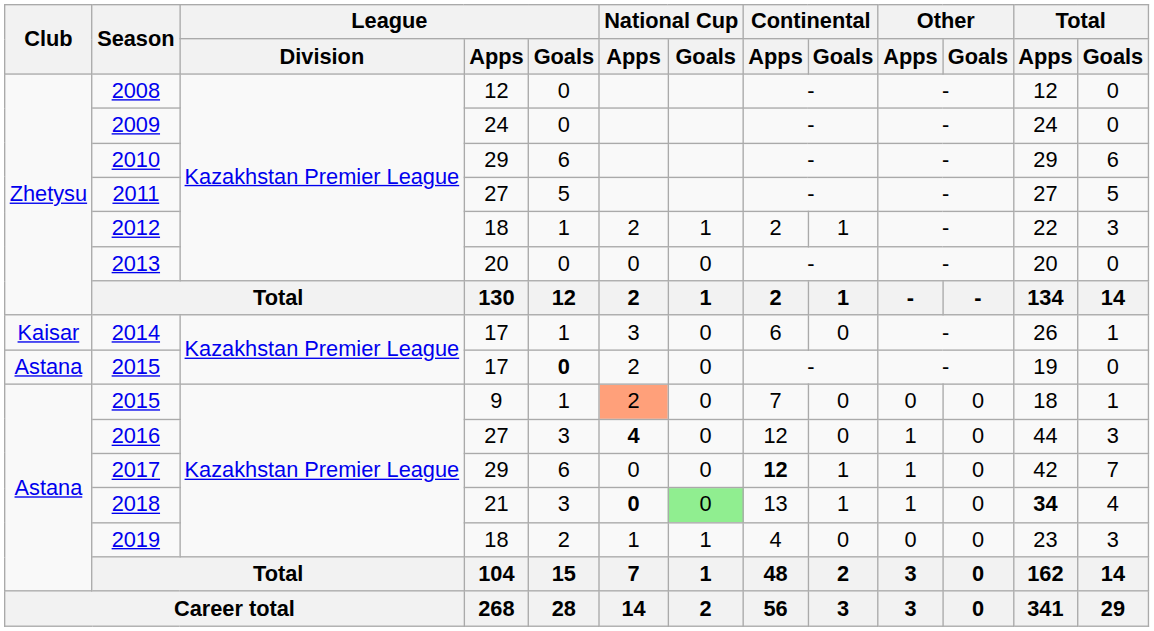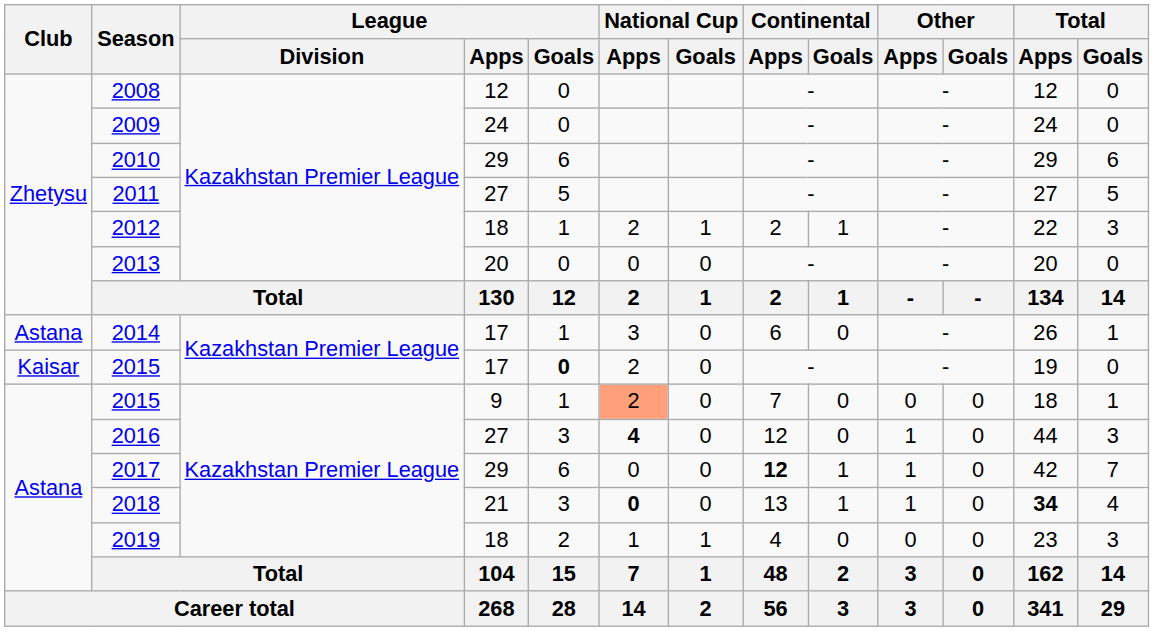(48, 332) Kaisar -> (48, 332) Astana
(48, 366) Astana -> (48, 366) Kaisar
(706, 504) lightgreen background -> (706, 504) no background
